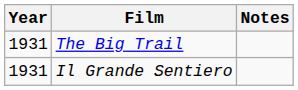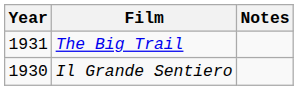(28, 71) 1931 -> (28, 71) 1930
